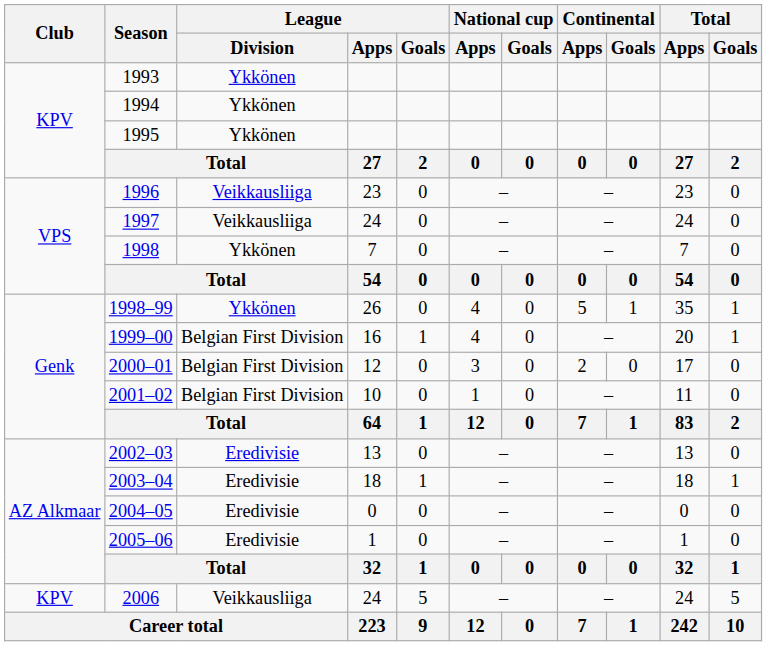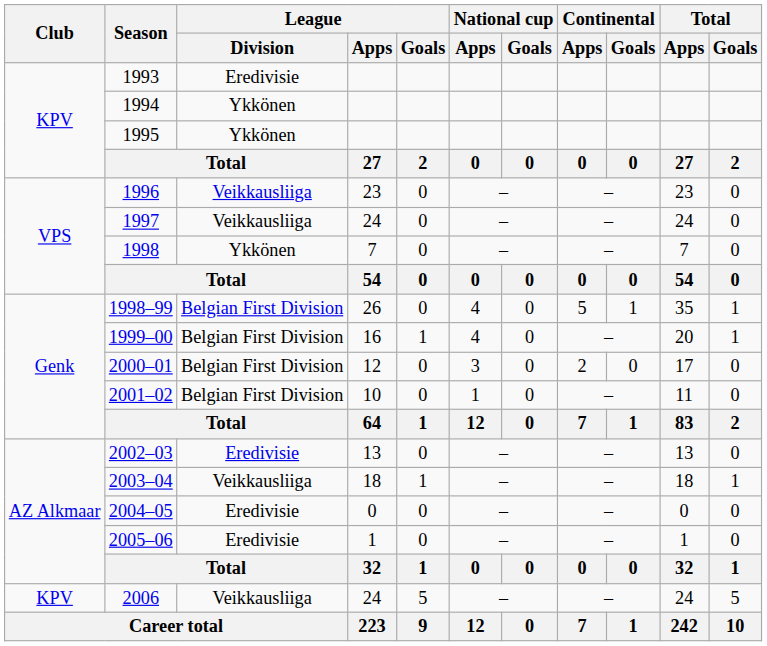(262, 76) Ykkönen -> (262, 76) Eredivisie
(262, 308) Ykkönen -> (262, 308) Belgian First Division
(262, 481) Eredivisie -> (262, 481) Veikkausliiga
